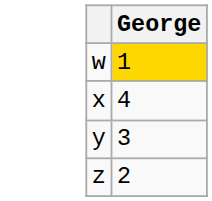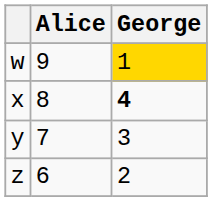+ column: (71, 24)
(124, 101) normal -> (124, 101) bold
